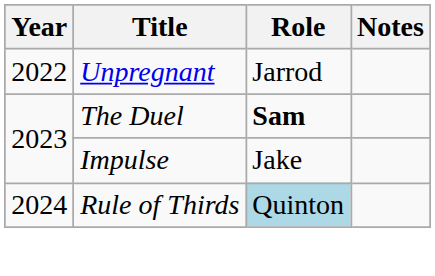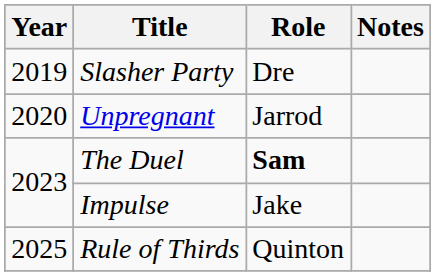+ row: (157, 71)
(39, 71) 2022 -> (39, 115) 2020
(39, 204) 2024 -> (39, 248) 2025
(298, 204) lightblue background -> (298, 248) no background
